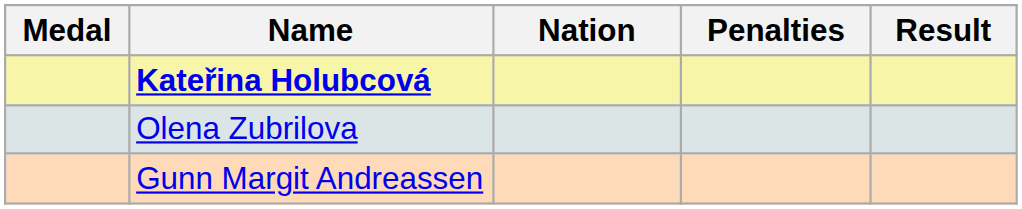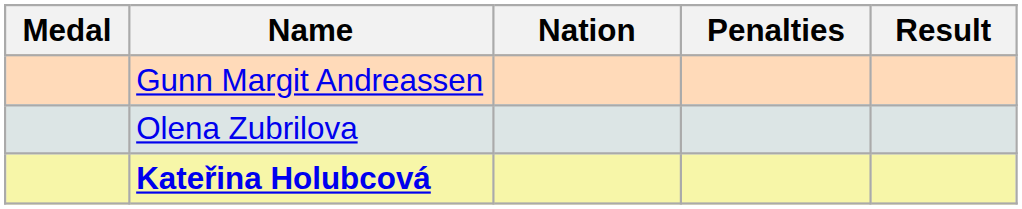rows swapped: (283, 80) <-> (310, 179)
